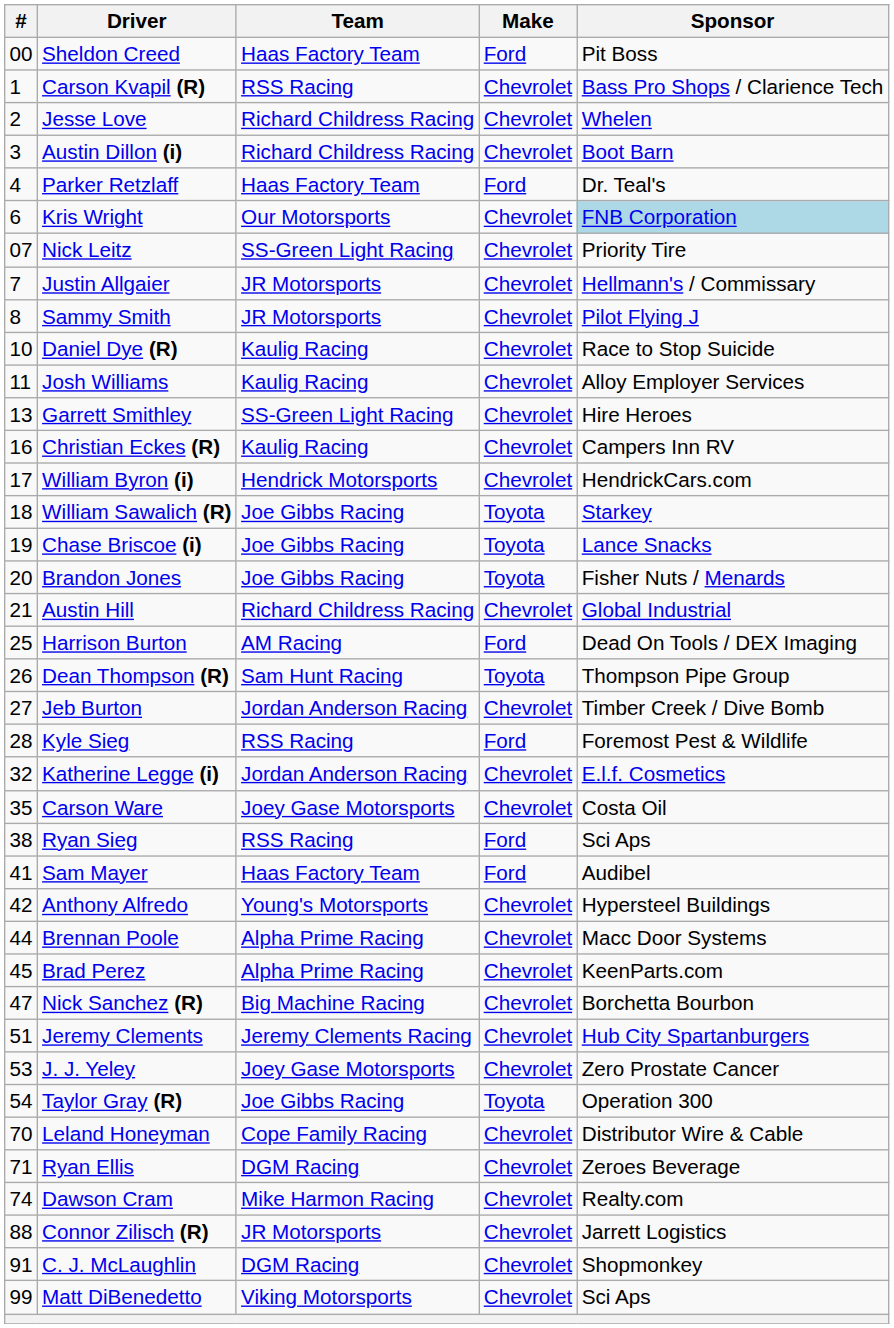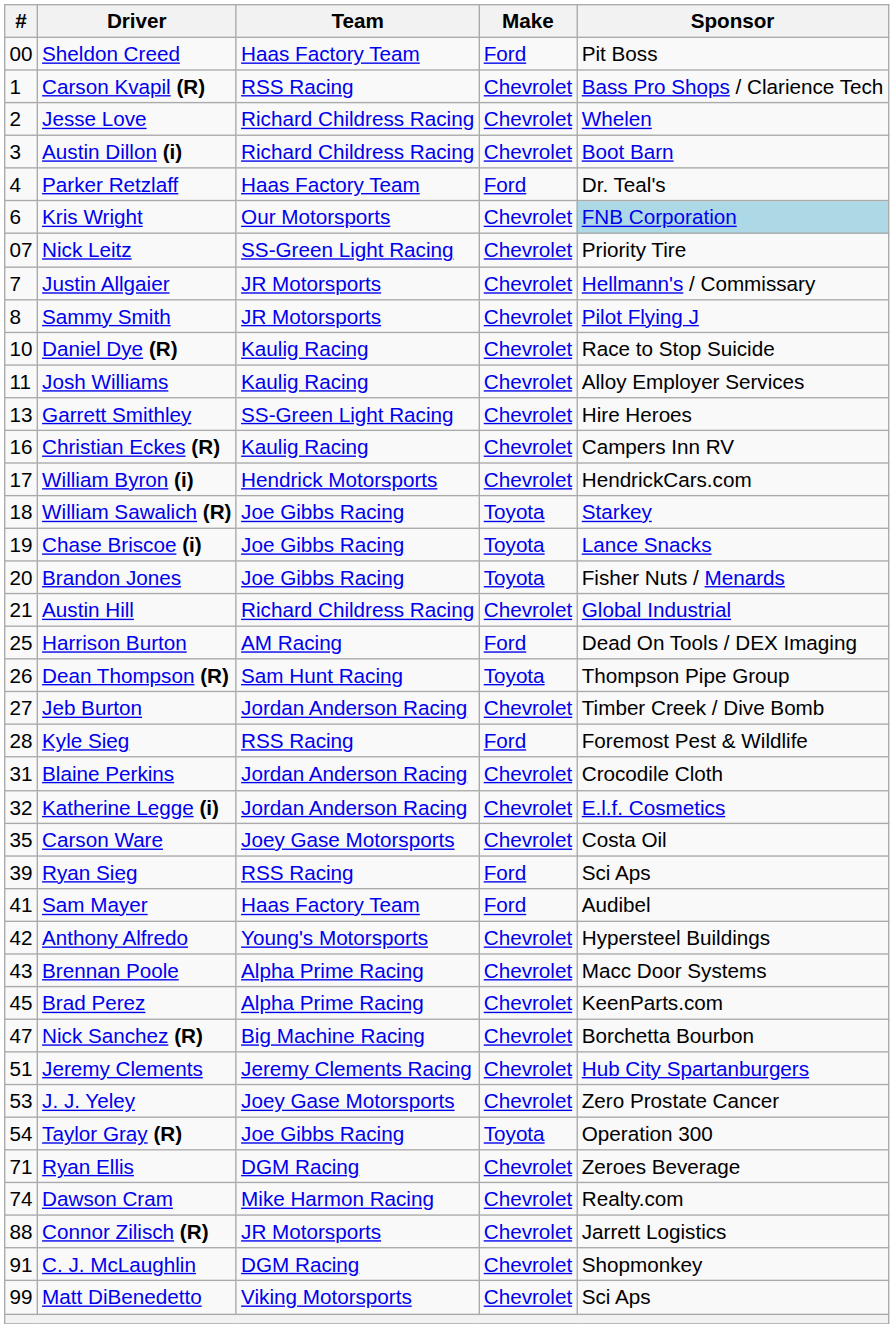+ row: (108, 774)
(21, 839) 38 -> (21, 872) 39
(21, 938) 44 -> (21, 970) 43
- row: (126, 1134)
